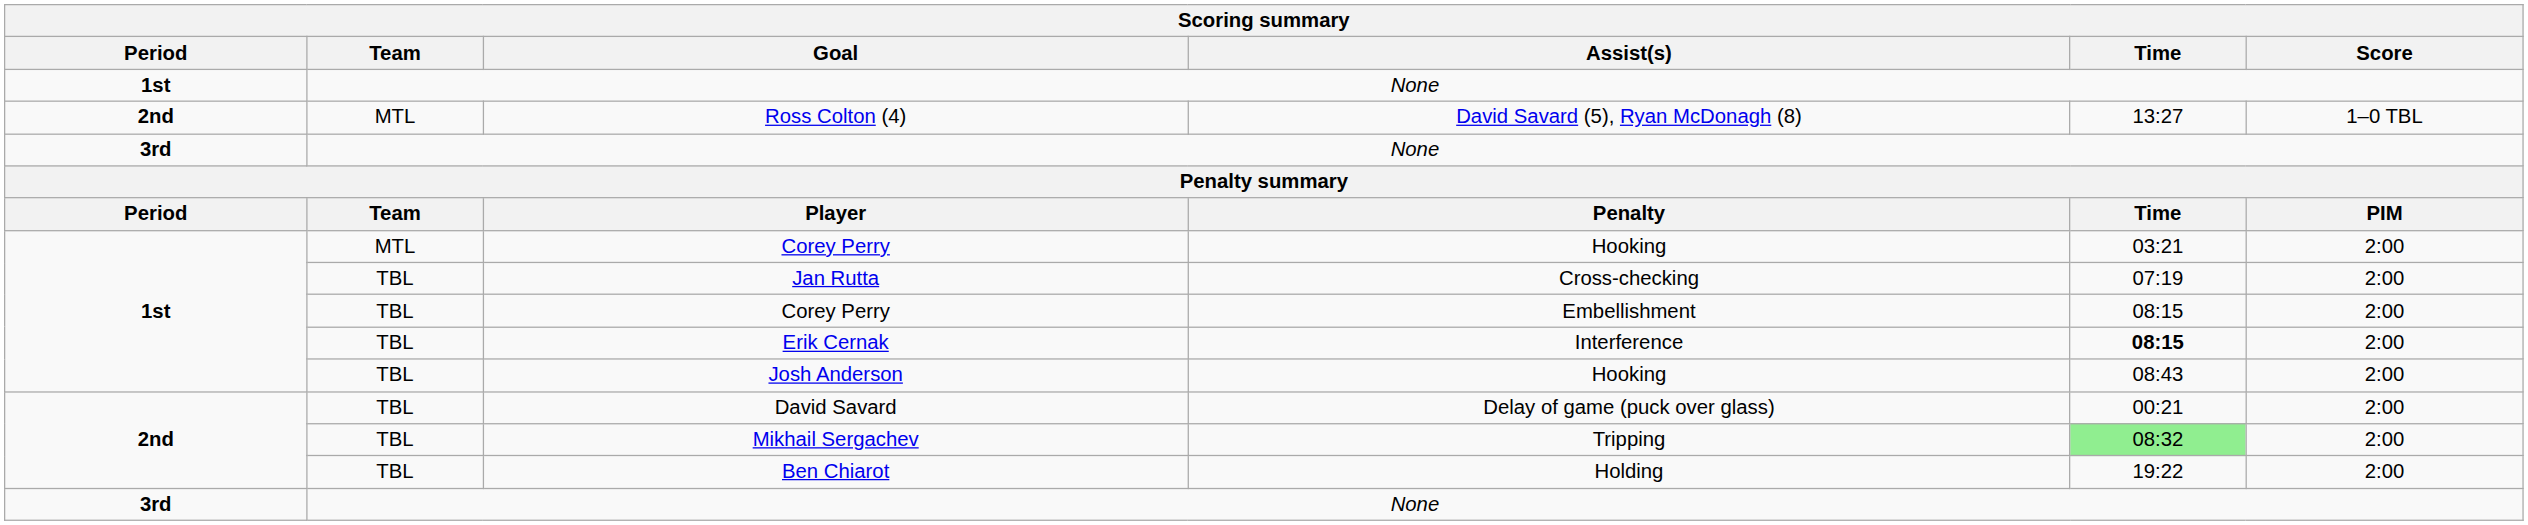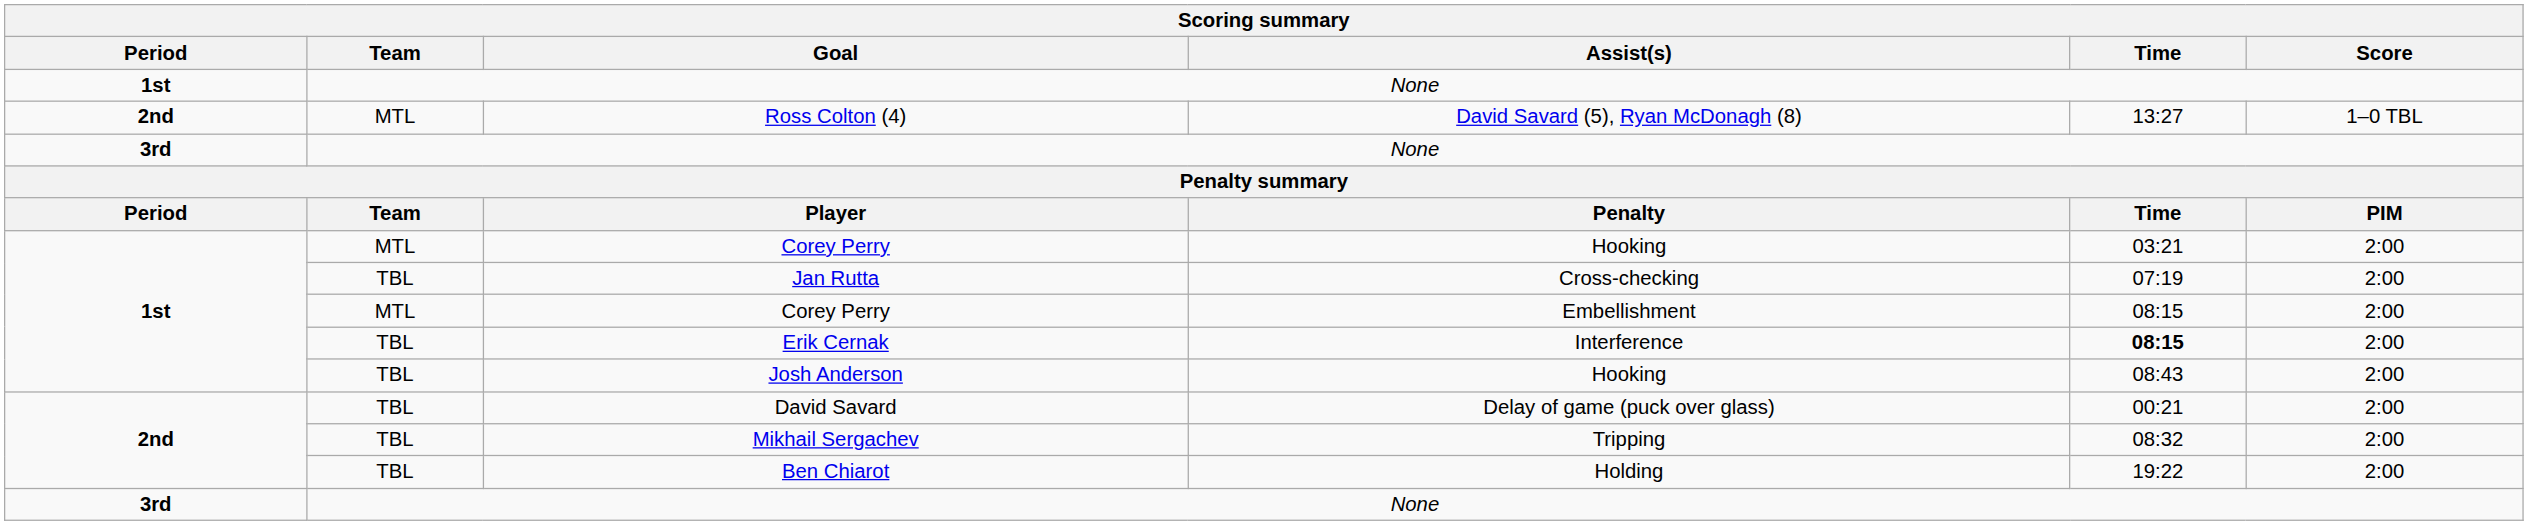(395, 310) TBL -> (395, 310) MTL
(2158, 439) lightgreen background -> (2158, 439) no background
